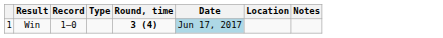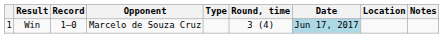+ column: (145, 12)
(144, 26) bold -> (261, 26) normal
